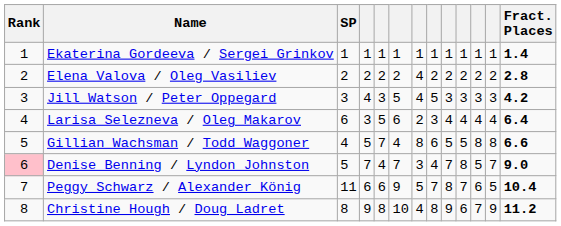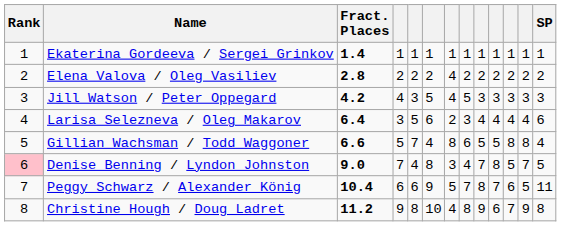columns swapped: (348, 24) <-> (528, 24)
(397, 165) 7 -> (429, 165) 8
